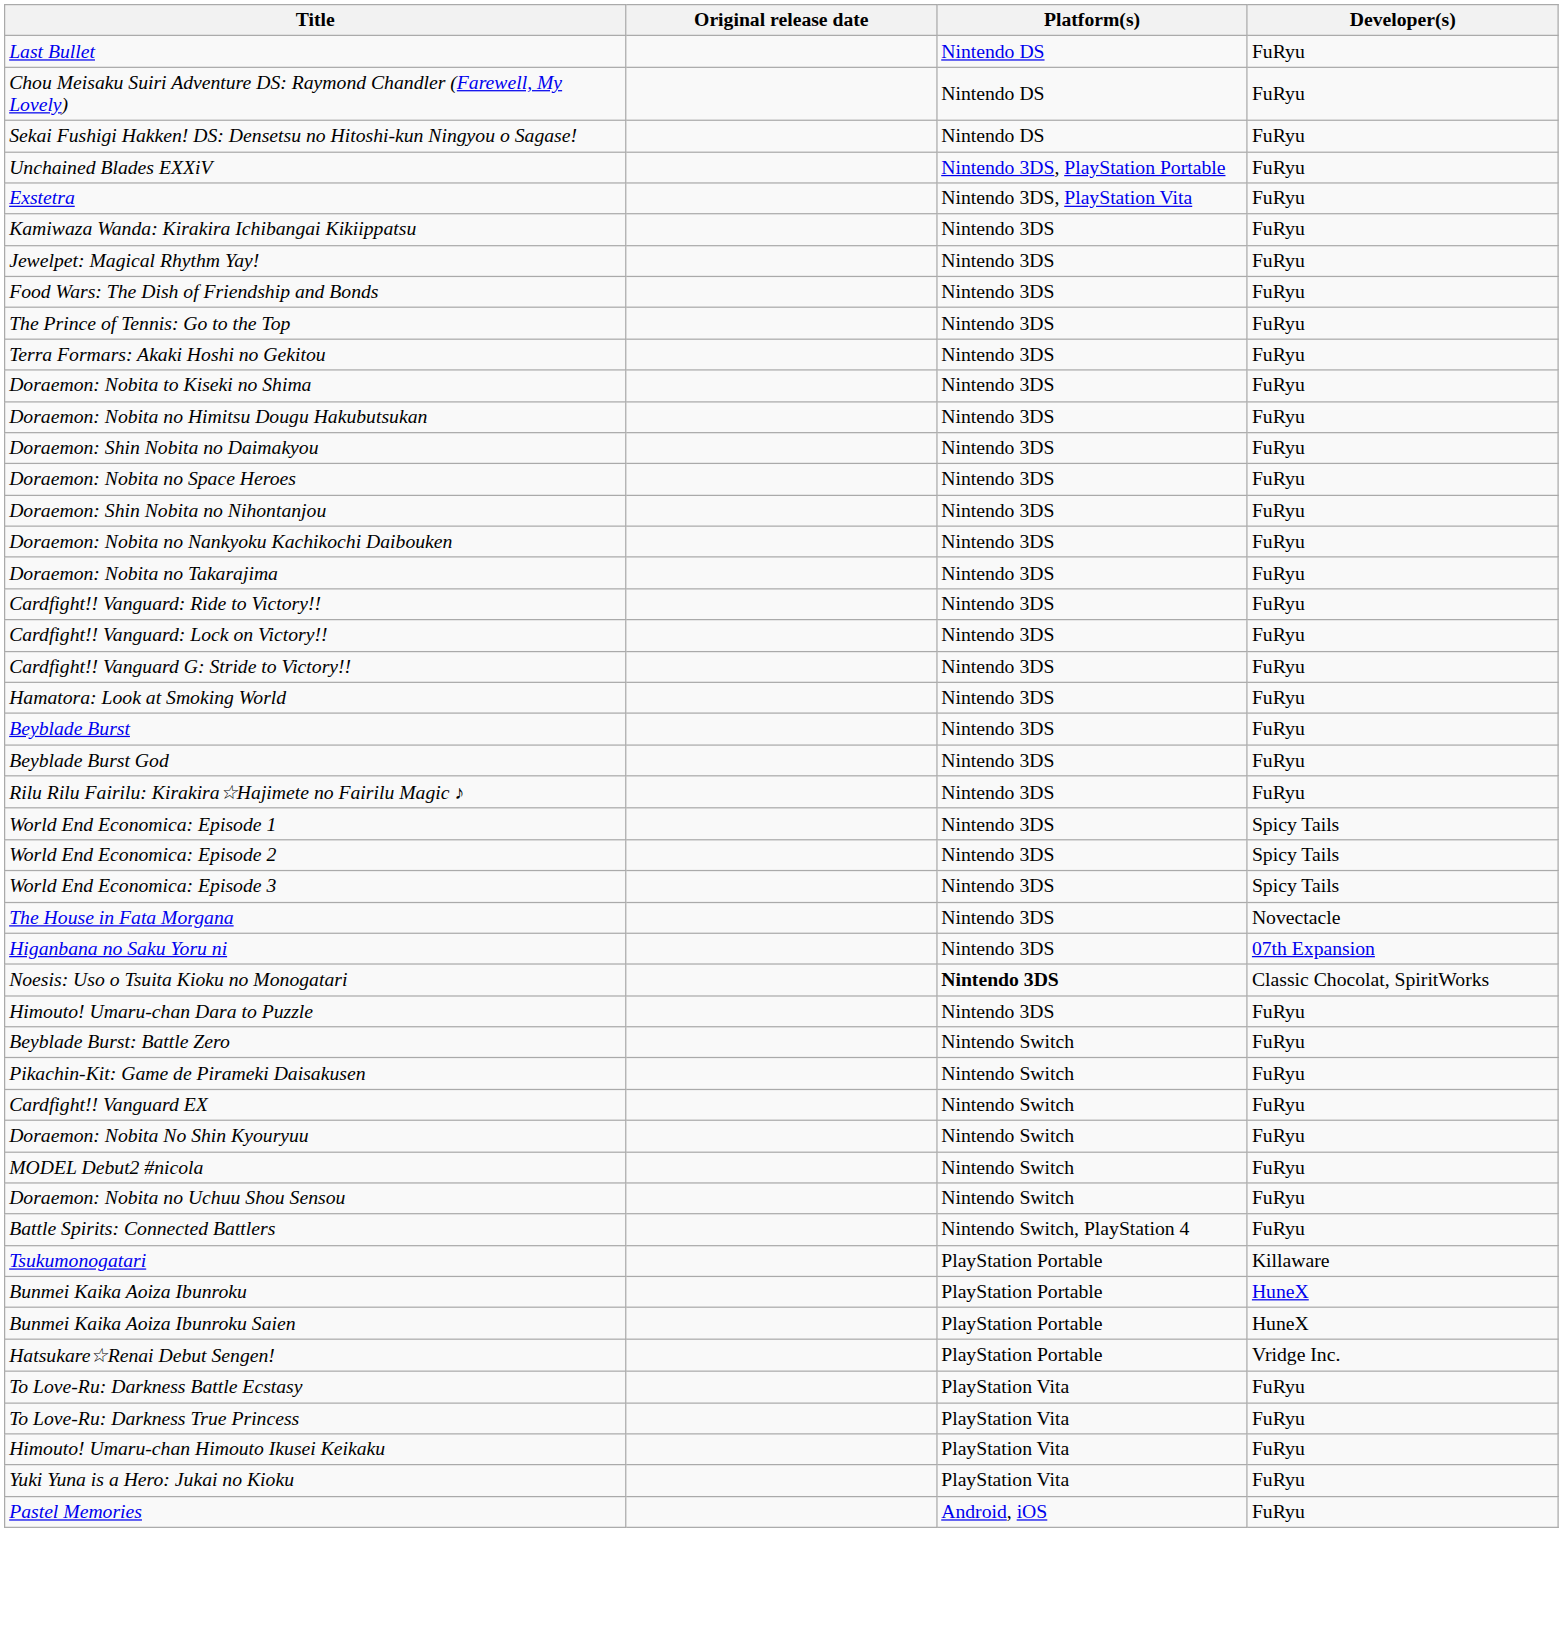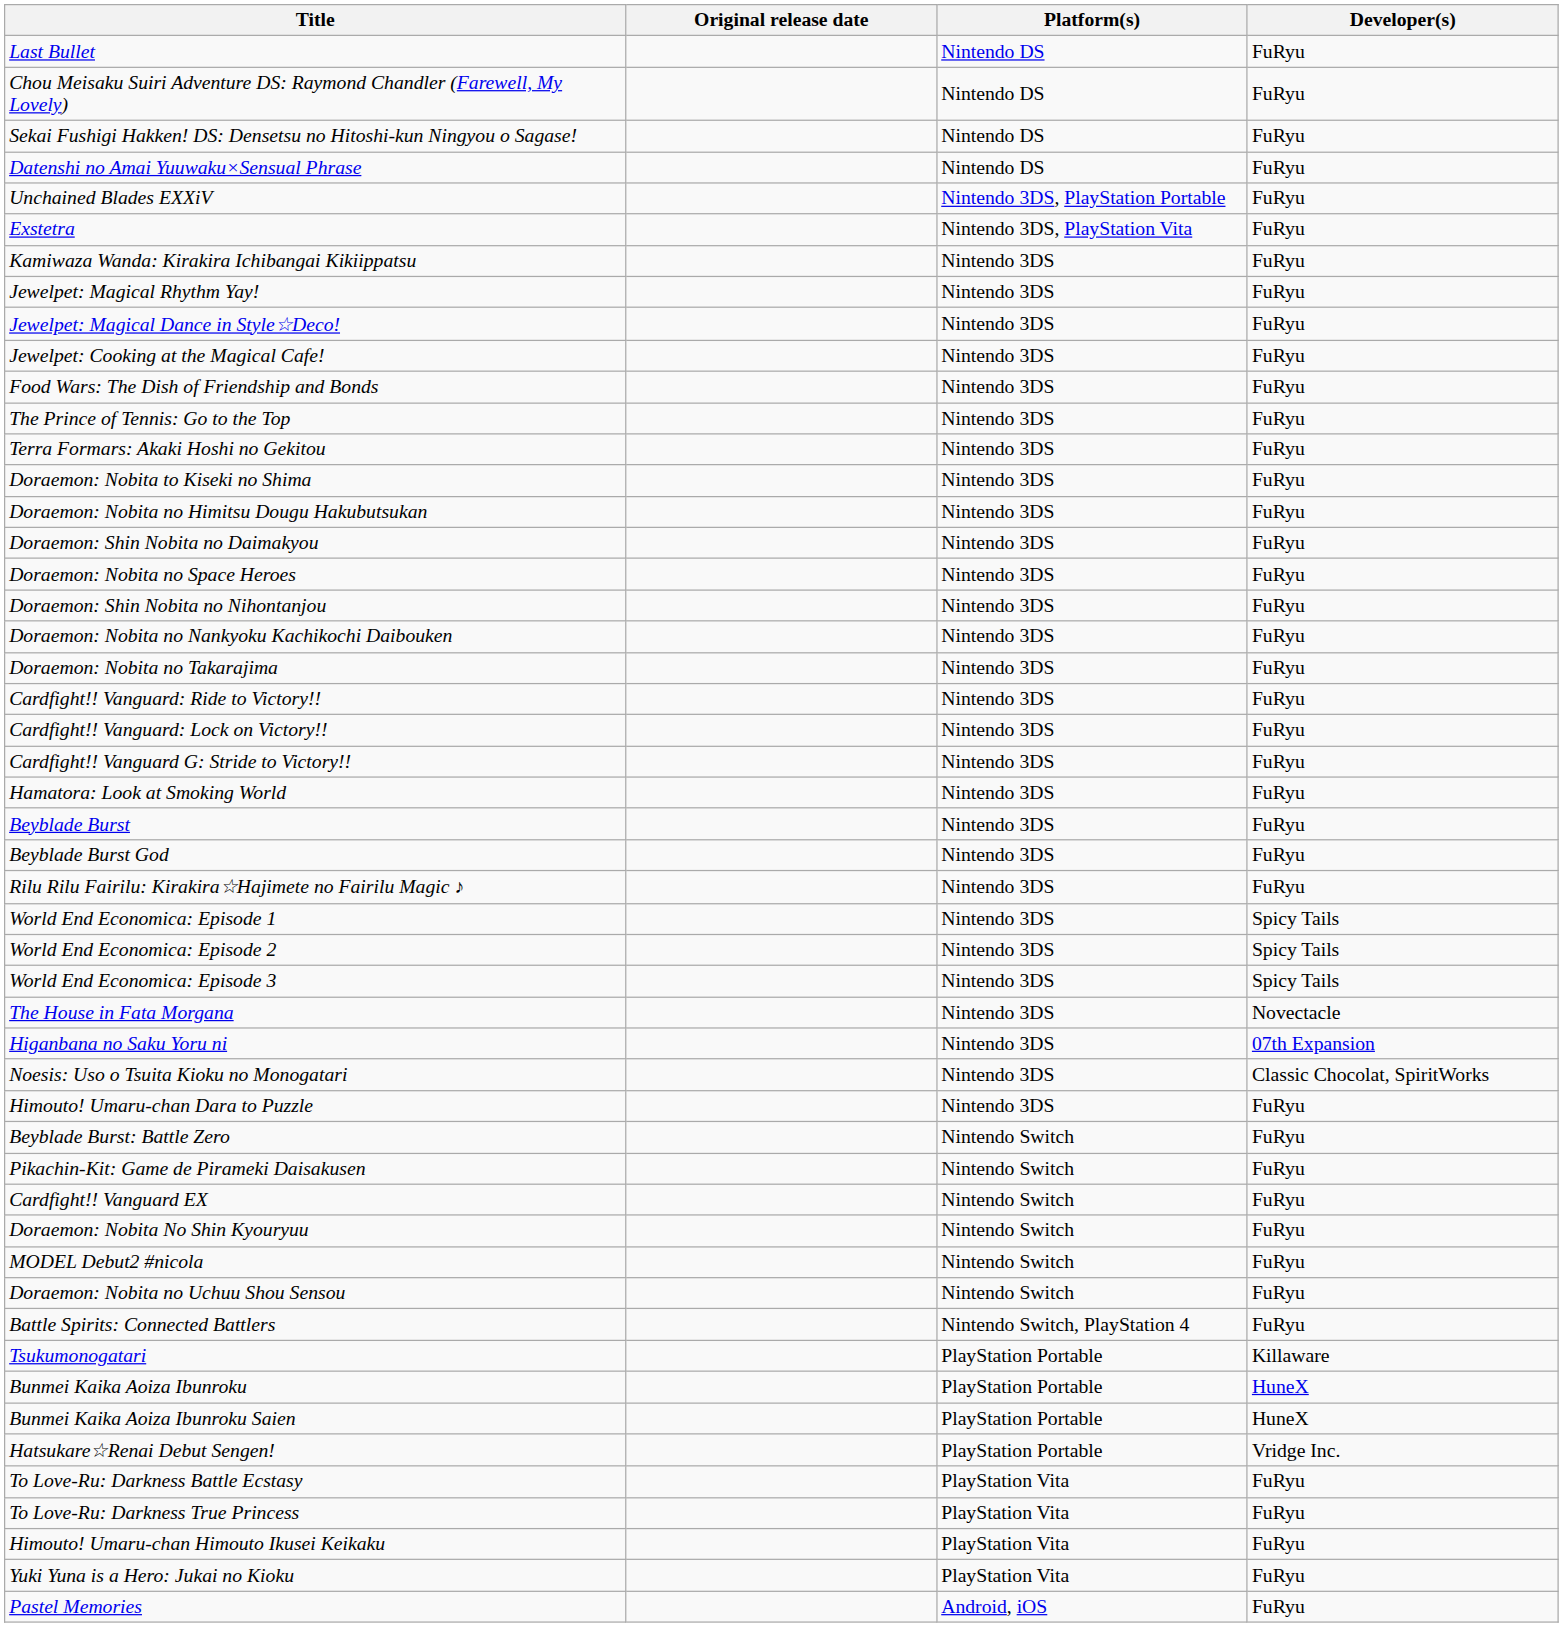+ row: (185, 167)
+ row: (175, 324)
+ row: (167, 355)
(1000, 979) bold -> (998, 1074) normal
